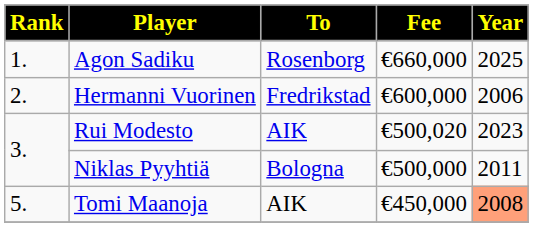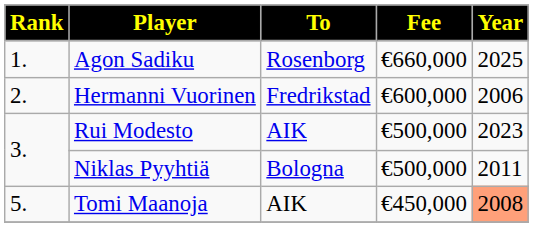(424, 131) €500,020 -> (424, 131) €500,000
